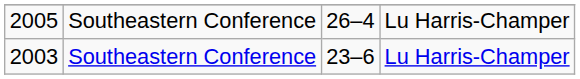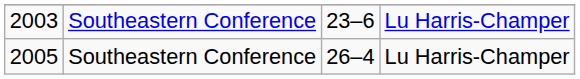rows swapped: (34, 56) <-> (34, 21)
